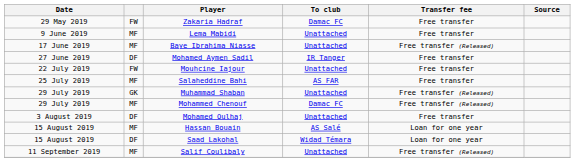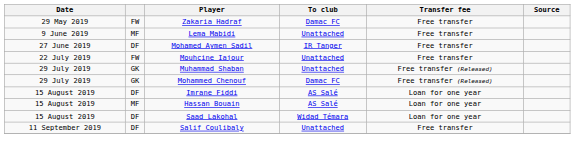- row: (213, 46)
- row: (213, 81)
(133, 104) MF -> (135, 81) GK
- row: (213, 116)
+ row: (212, 93)
(133, 152) MF -> (135, 128) DF
(446, 152) Free transfer (Released) -> (445, 128) Free transfer
